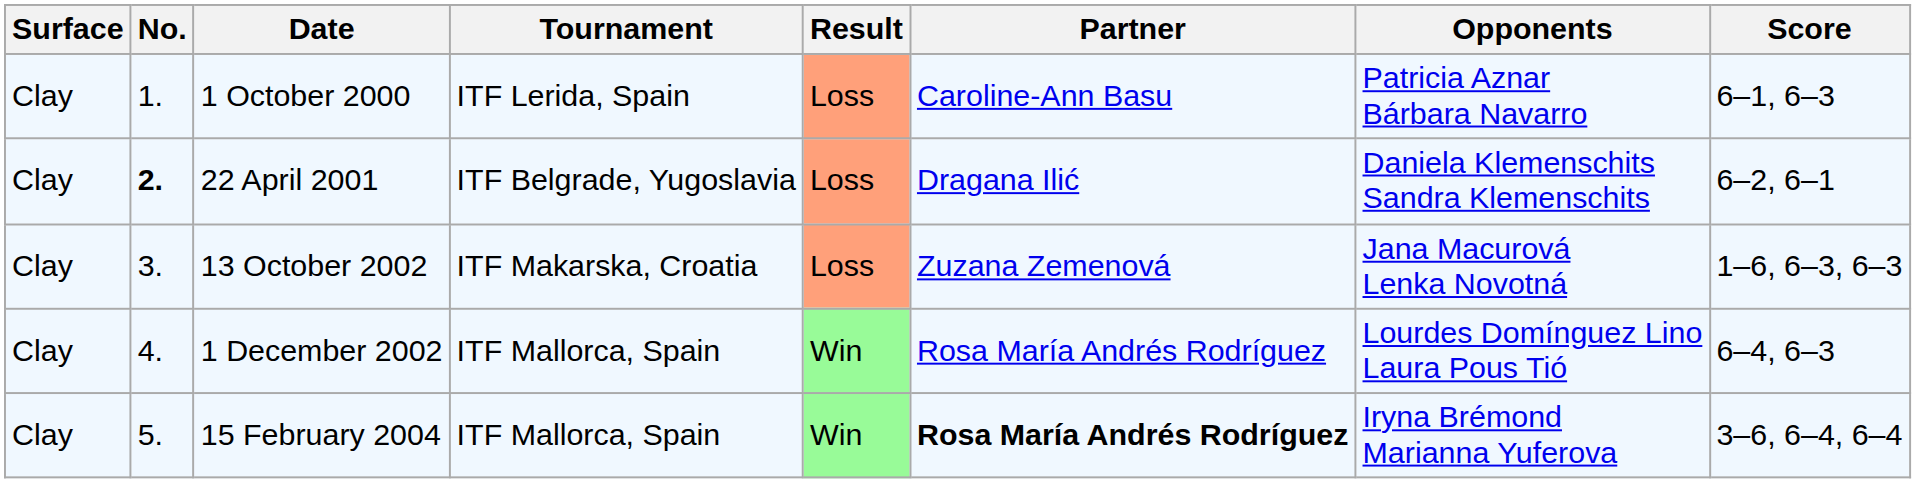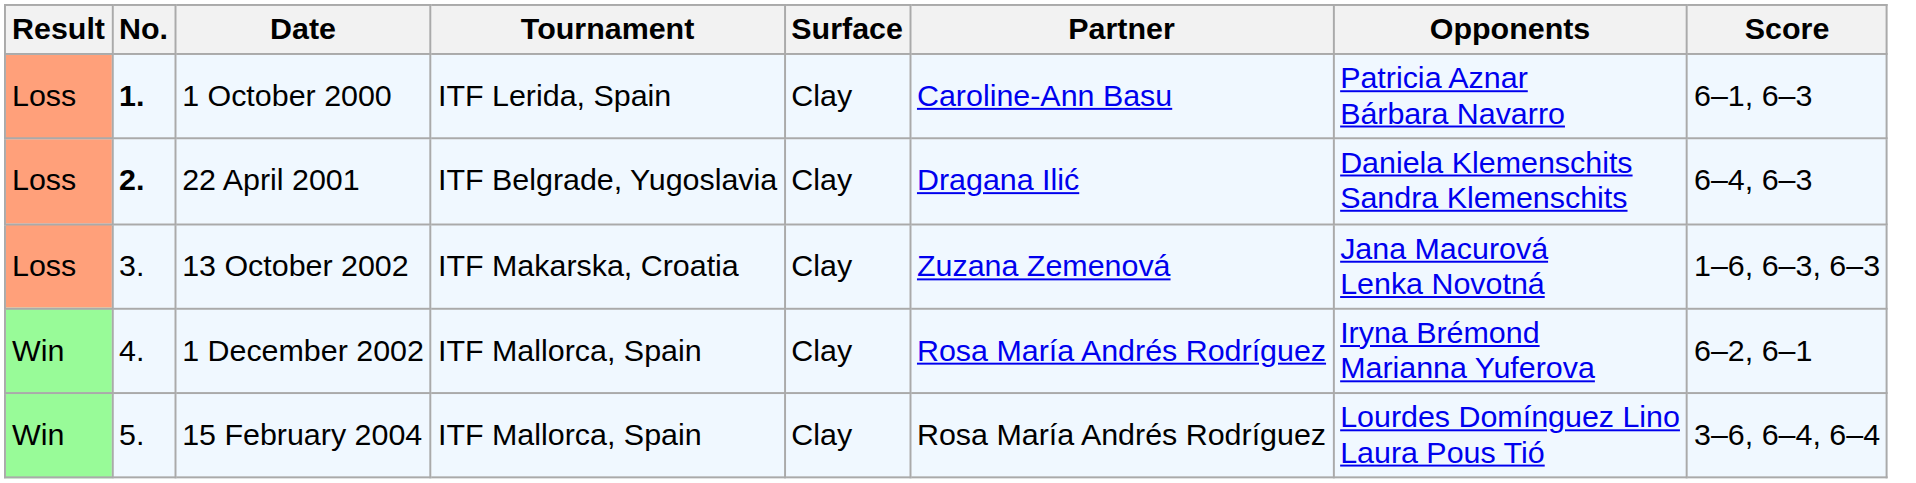columns swapped: (856, 28) <-> (68, 28)
(150, 95) normal -> (132, 95) bold
(1776, 180) 6–2, 6–1 -> (1753, 180) 6–4, 6–3
(1532, 349) Lourdes Domínguez Lino Laura Pous Tió -> (1468, 349) Iryna Brémond Marianna Yuferova
(1776, 349) 6–4, 6–3 -> (1753, 349) 6–2, 6–1
(1133, 434) bold -> (1122, 434) normal
(1490, 434) Iryna Brémond Marianna Yuferova -> (1510, 434) Lourdes Domínguez Lino Laura Pous Tió
